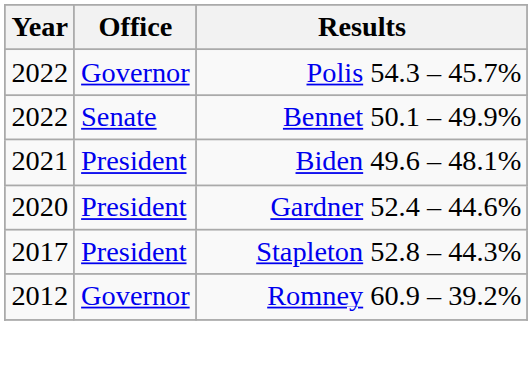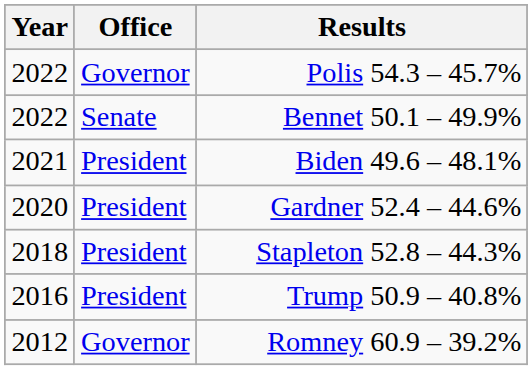(40, 251) 2017 -> (40, 251) 2018
+ row: (404, 296)
